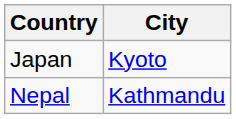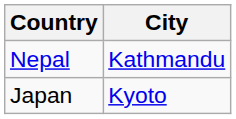rows swapped: (41, 58) <-> (40, 95)
